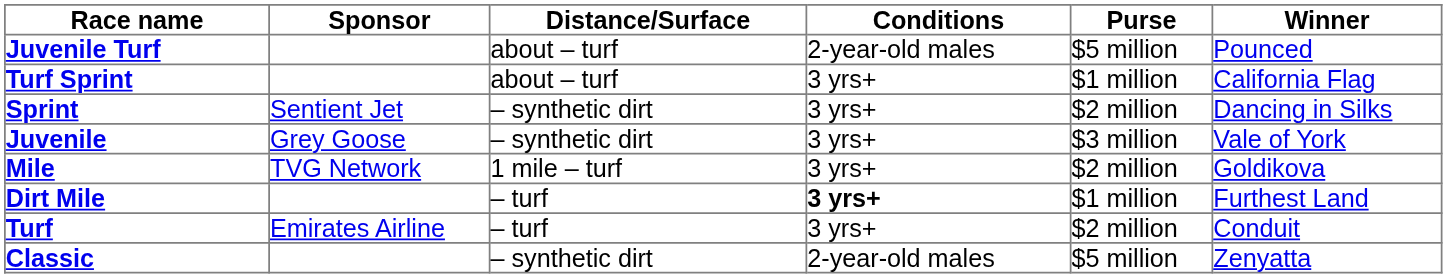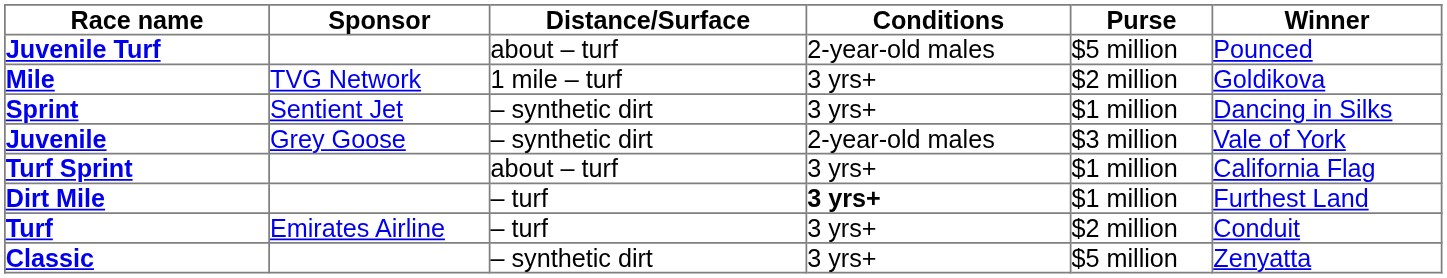rows swapped: (69, 79) <-> (30, 168)
(1125, 109) $2 million -> (1125, 109) $1 million
(842, 139) 3 yrs+ -> (901, 139) 2-year-old males
(901, 258) 2-year-old males -> (842, 258) 3 yrs+
